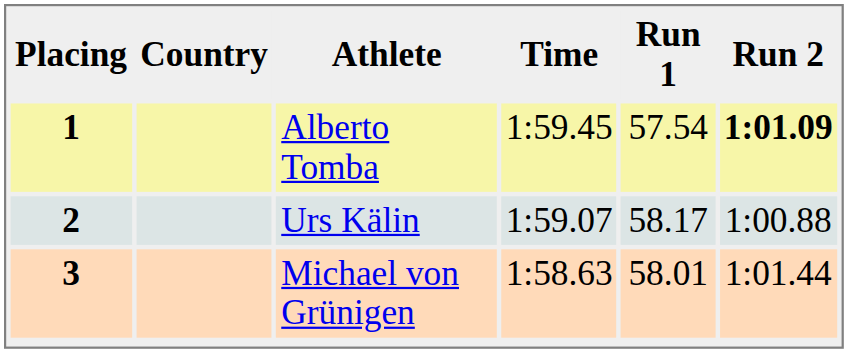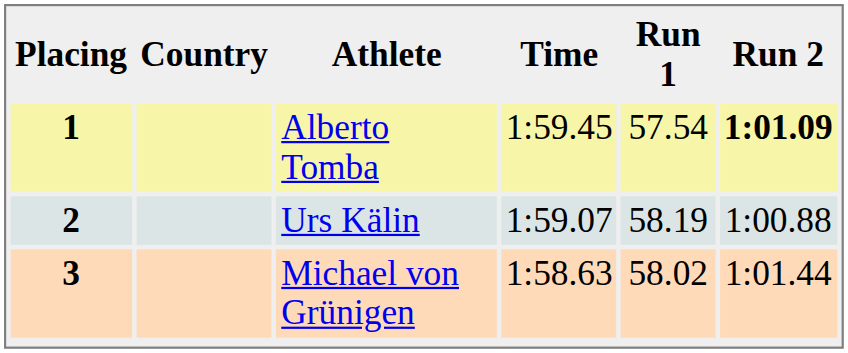(668, 219) 58.17 -> (668, 219) 58.19
(668, 273) 58.01 -> (668, 273) 58.02
